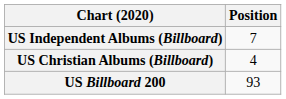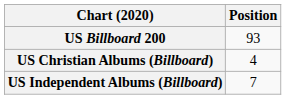rows swapped: (115, 82) <-> (115, 37)
